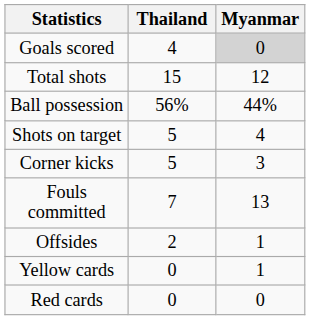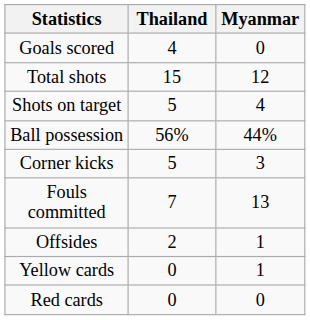(260, 47) lightgrey background -> (260, 47) no background
rows swapped: (67, 134) <-> (67, 105)
